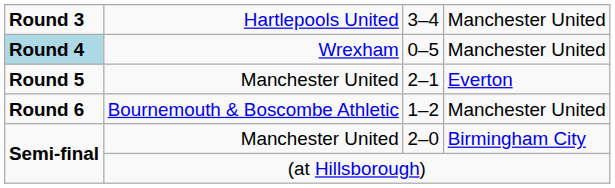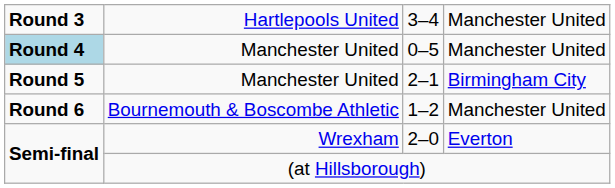(359, 50) Wrexham -> (320, 50) Manchester United
(480, 79) Everton -> (517, 79) Birmingham City
(320, 139) Manchester United -> (359, 139) Wrexham
(517, 139) Birmingham City -> (480, 139) Everton
